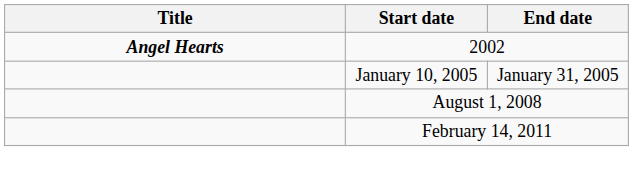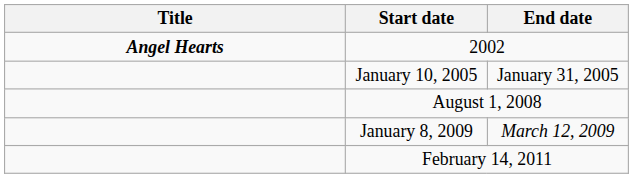+ row: (416, 131)
